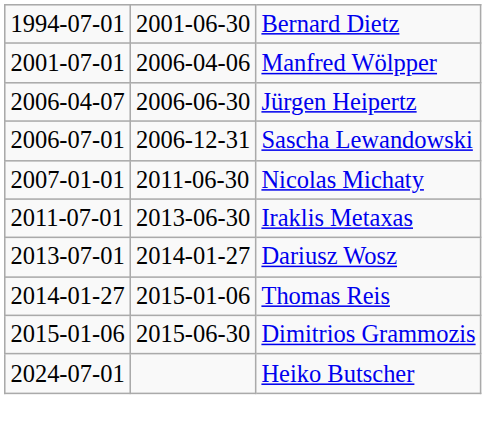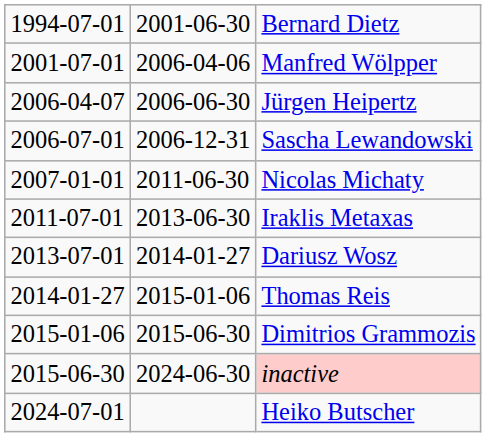+ row: (300, 373)
